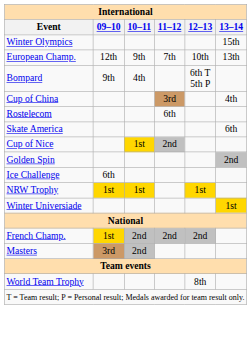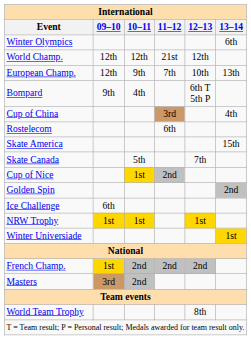(231, 42) 15th -> (231, 42) 6th
+ row: (35, 57)
(231, 129) 6th -> (231, 144) 15th
+ row: (33, 159)
